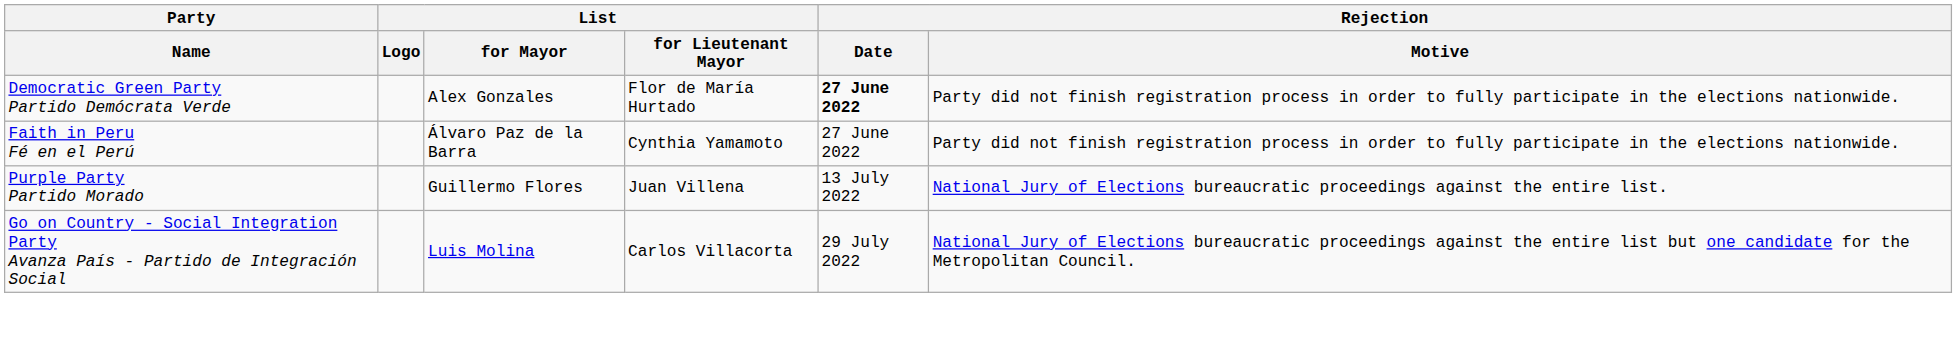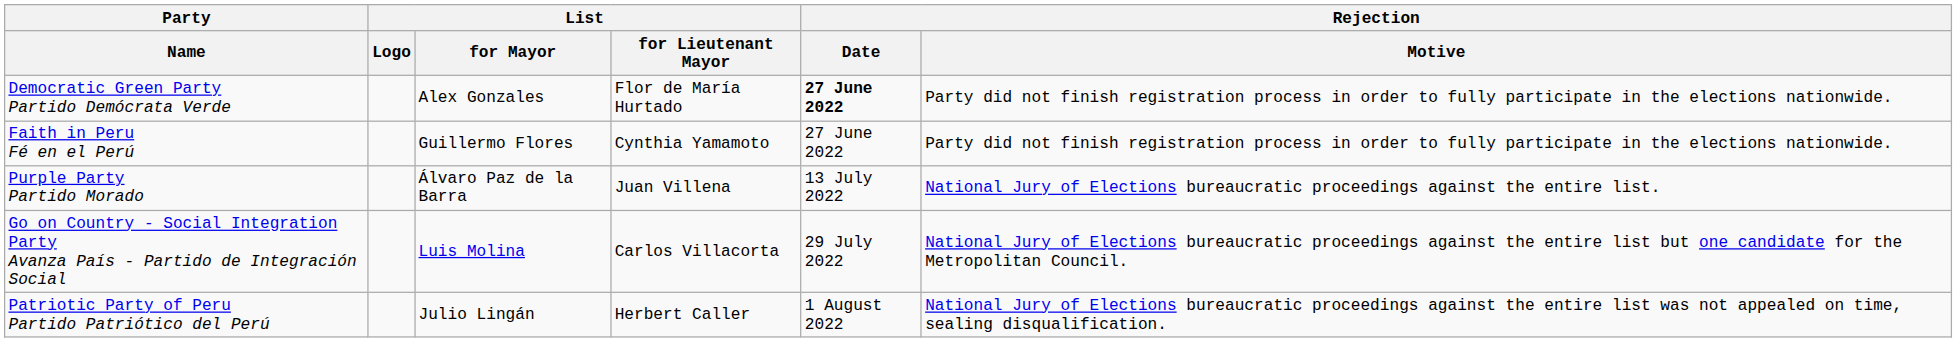(505, 143) Álvaro Paz de la Barra -> (496, 143) Guillermo Flores
(505, 188) Guillermo Flores -> (496, 188) Álvaro Paz de la Barra
+ row: (139, 315)
